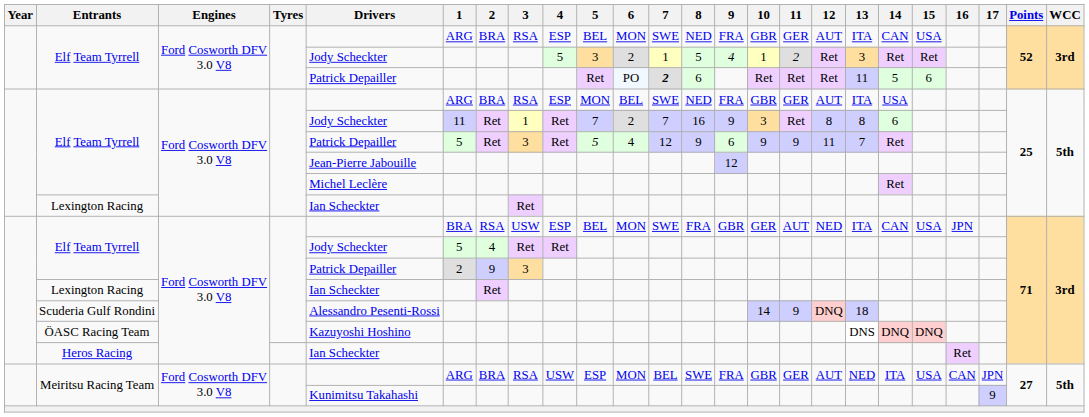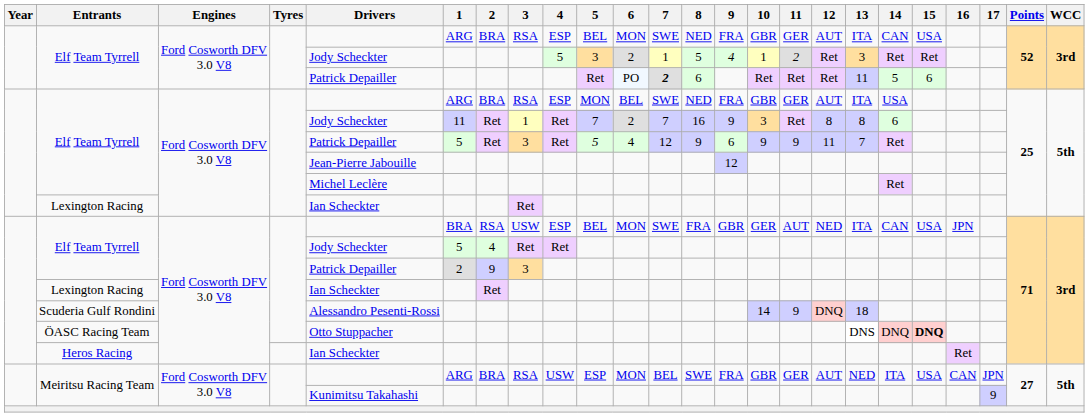(360, 332) Kazuyoshi Hoshino -> (351, 332) Otto Stuppacher
(929, 332) normal -> (929, 332) bold
